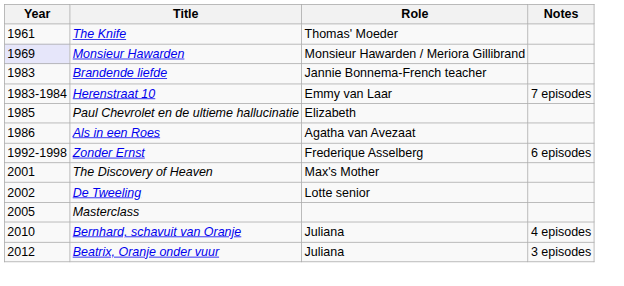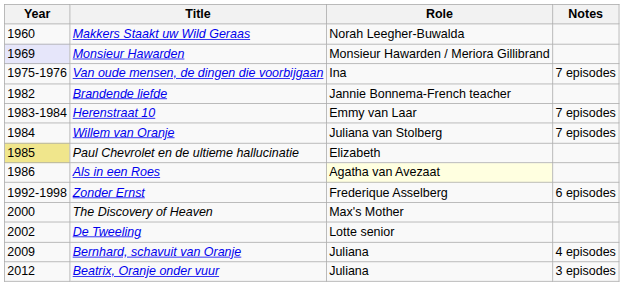+ row: (161, 34)
- row: (99, 34)
+ row: (198, 73)
(21, 73) 1983 -> (21, 93) 1982
+ row: (124, 133)
(21, 113) no background -> (21, 152) khaki background
(360, 133) no background -> (385, 172) lightyellow background
(21, 172) 2001 -> (21, 212) 2000
- row: (106, 212)
(21, 232) 2010 -> (21, 251) 2009
